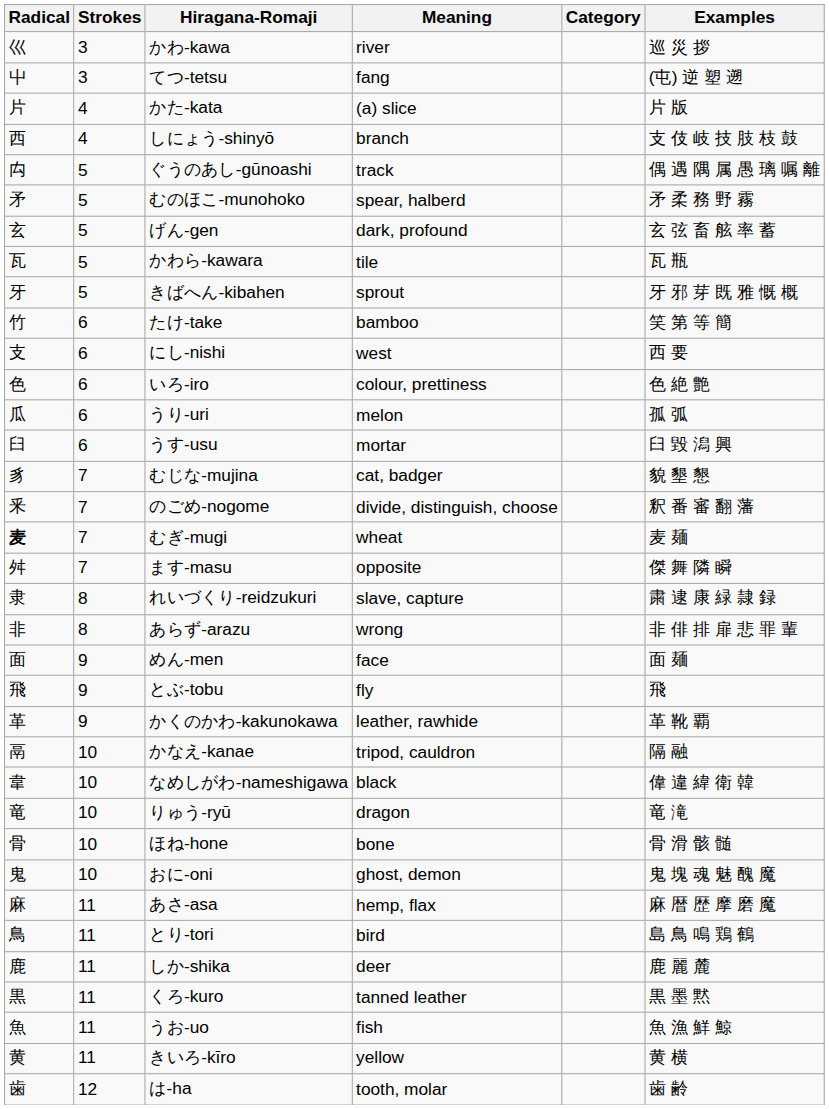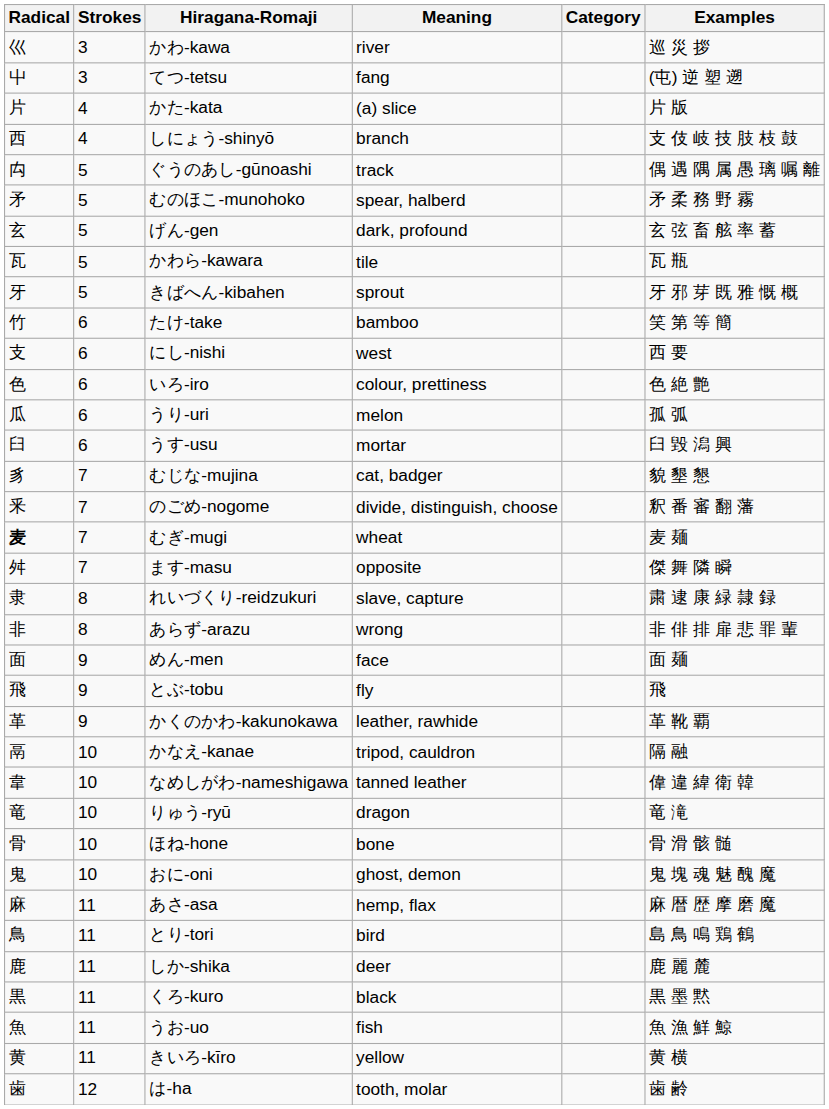(376, 782) black -> (411, 782) tanned leather
(411, 997) tanned leather -> (376, 997) black
